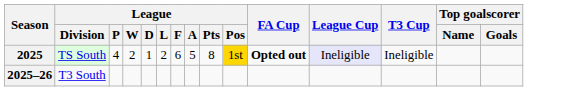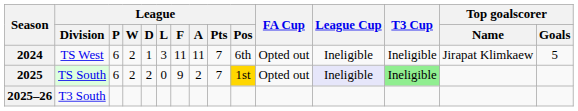+ row: (30, 55)
(116, 55) 4 -> (116, 75) 6
(149, 55) 1 -> (149, 75) 2
(164, 55) 2 -> (164, 75) 0
(178, 55) 6 -> (180, 75) 9
(192, 55) 5 -> (198, 75) 2
(211, 55) 8 -> (219, 75) 7
(278, 55) bold -> (284, 75) normal
(409, 55) no background -> (412, 75) lightgreen background
